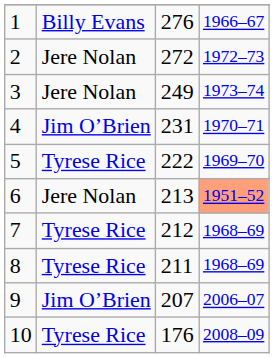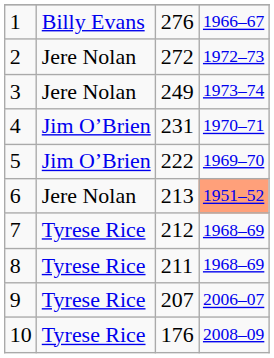(94, 160) Tyrese Rice -> (96, 160) Jim O’Brien
(96, 299) Jim O’Brien -> (94, 299) Tyrese Rice
